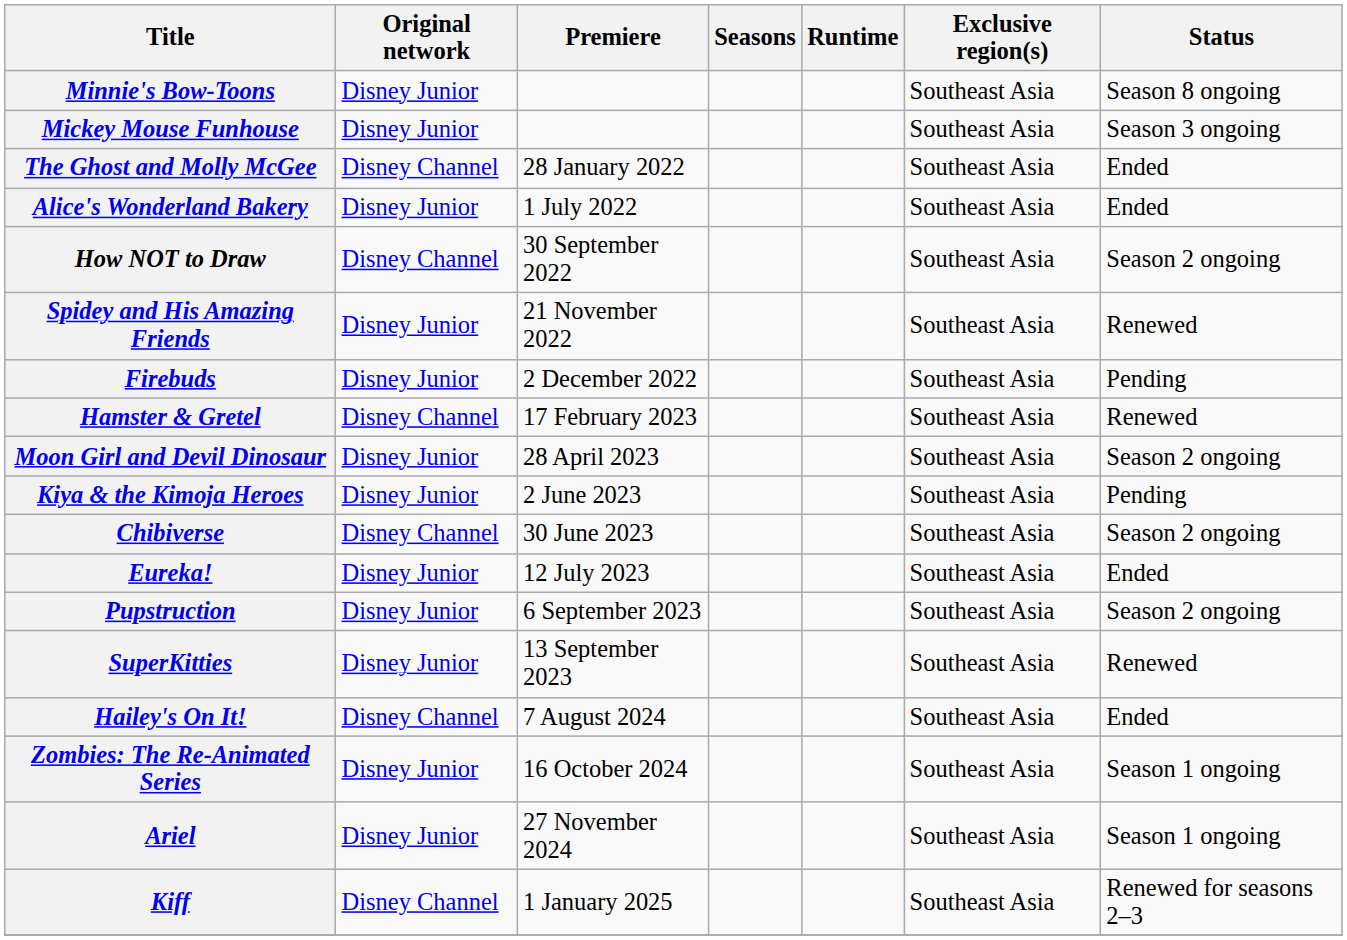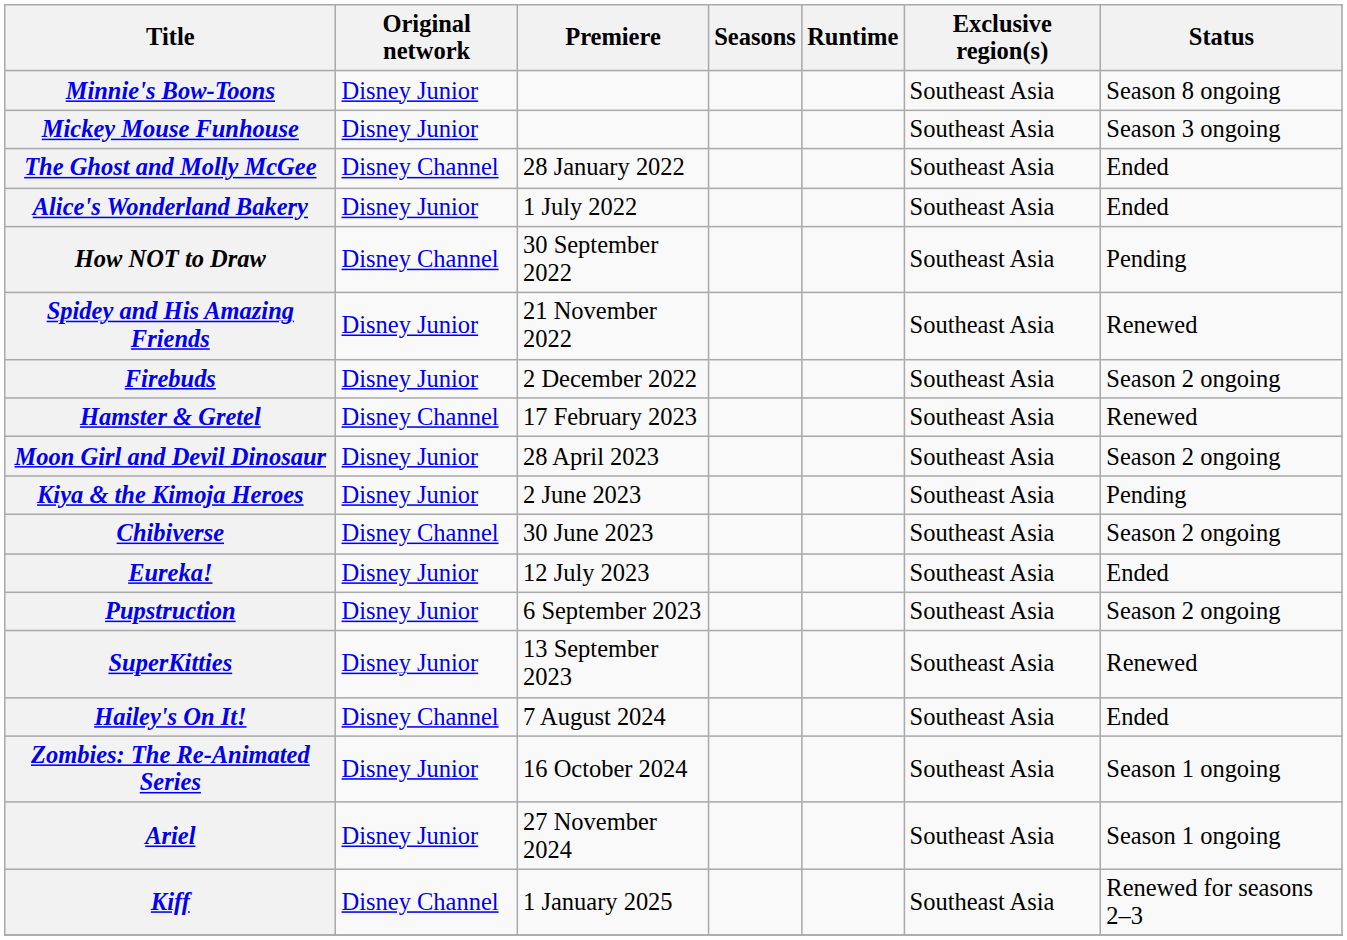(1193, 259) Season 2 ongoing -> (1146, 259) Pending
(1146, 378) Pending -> (1193, 378) Season 2 ongoing
